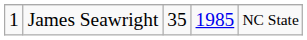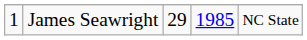(177, 19) 35 -> (177, 19) 29
